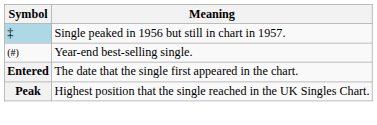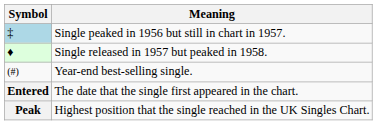+ row: (161, 52)
